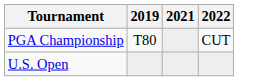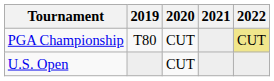+ column: (180, 16)
(216, 40) no background -> (252, 40) khaki background
